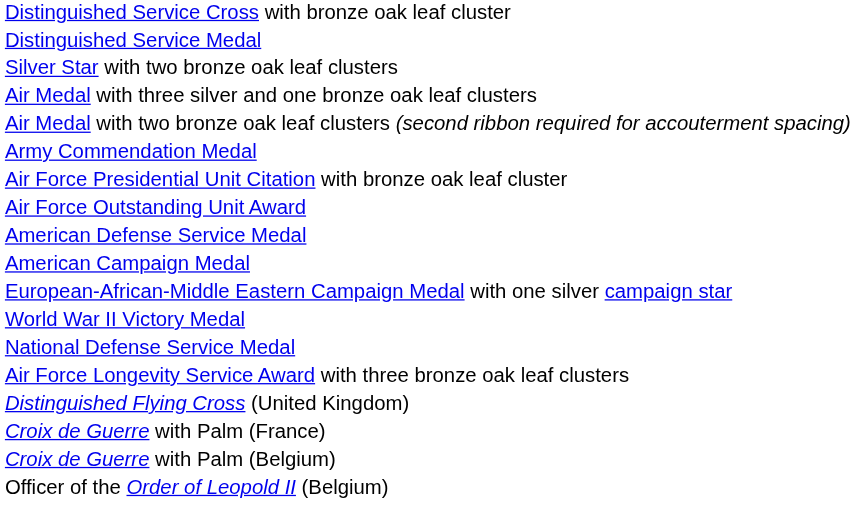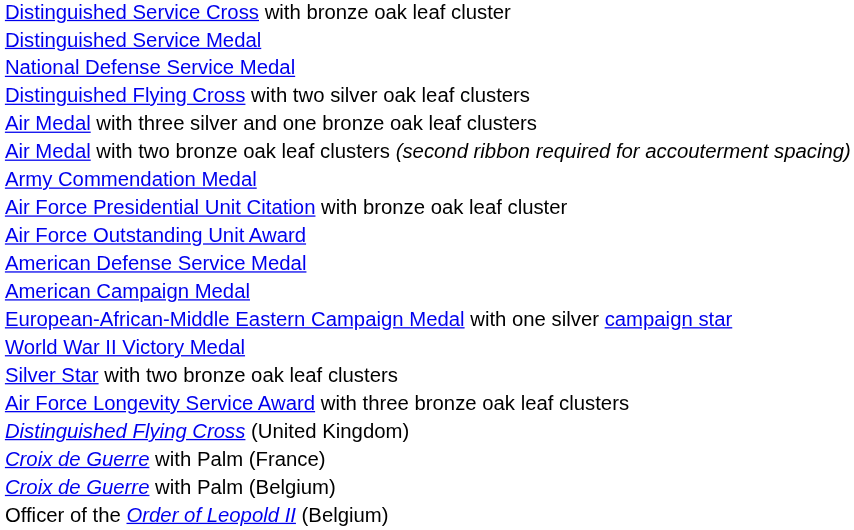rows swapped: (201, 67) <-> (150, 347)
+ row: (267, 95)
